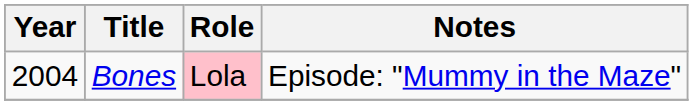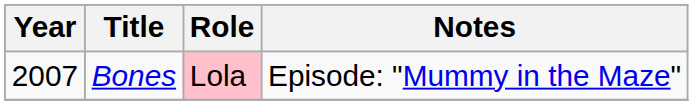(45, 75) 2004 -> (45, 75) 2007
